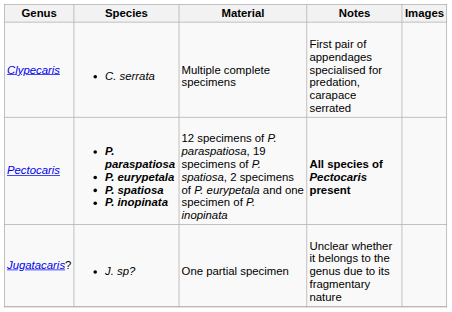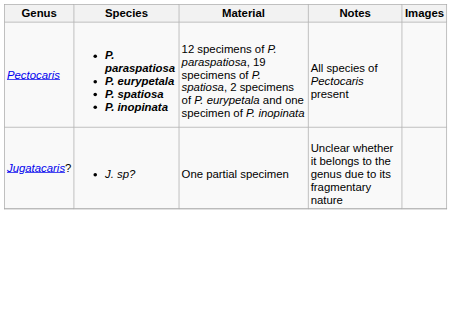- row: (33, 69)
(346, 177) bold -> (344, 81) normal
